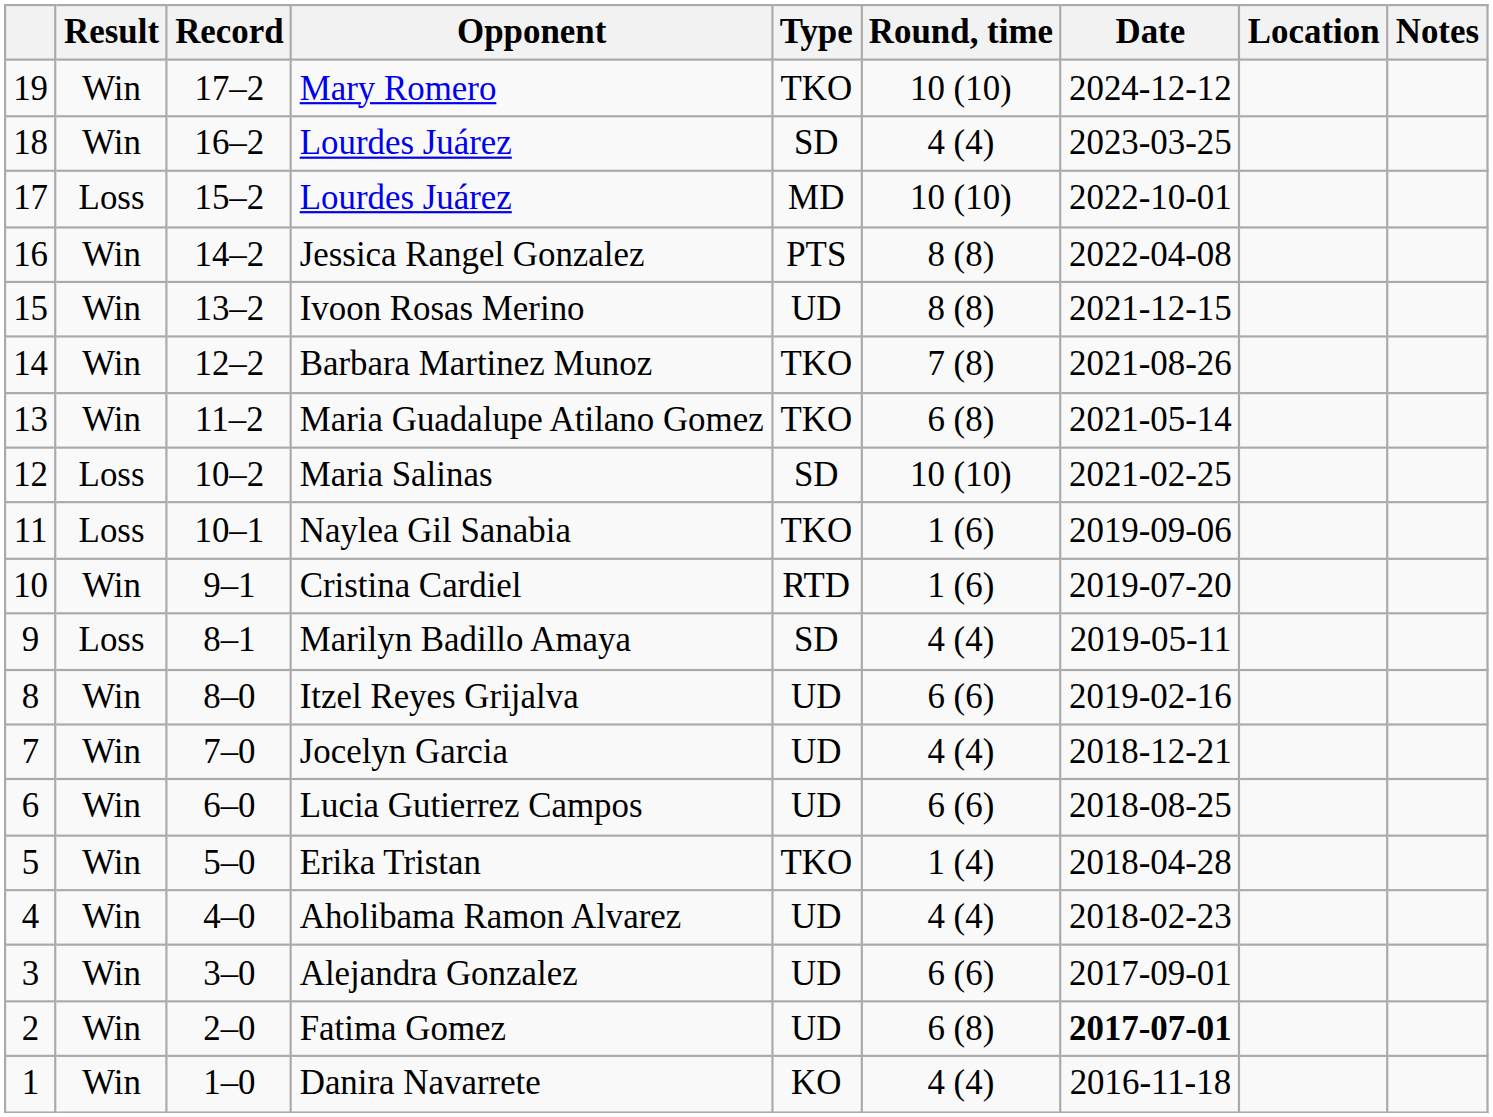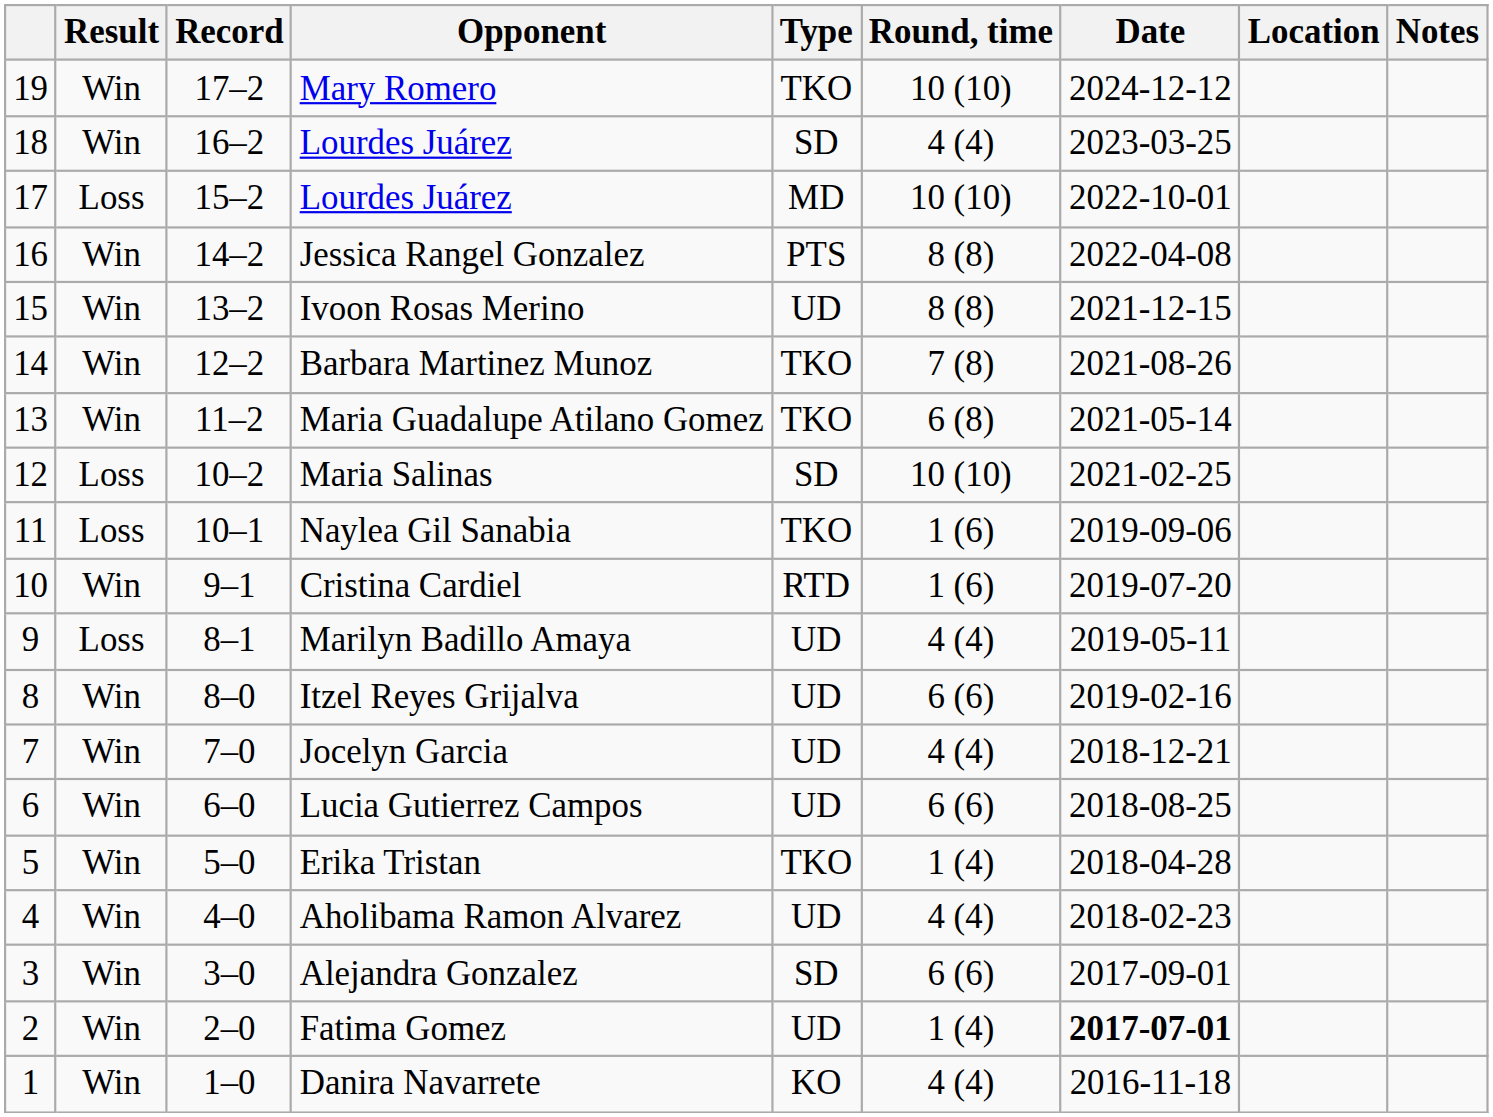(816, 640) SD -> (816, 640) UD
(816, 972) UD -> (816, 972) SD
(961, 1027) 6 (8) -> (961, 1027) 1 (4)
